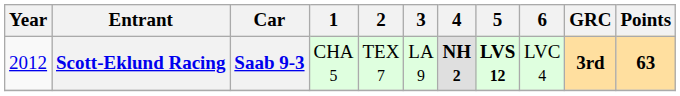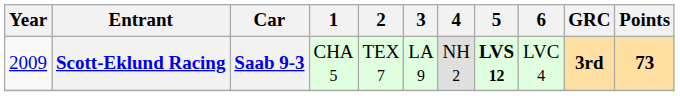(28, 63) 2012 -> (28, 63) 2009
(457, 63) bold -> (456, 63) normal
(646, 63) 63 -> (645, 63) 73
